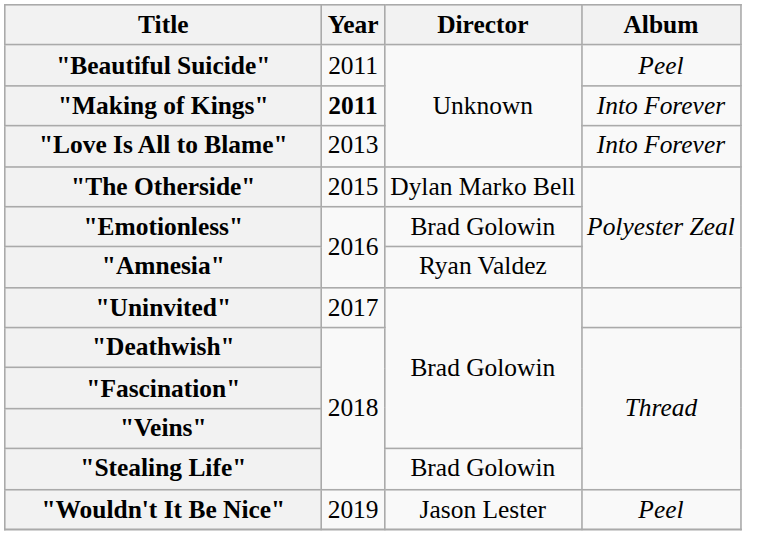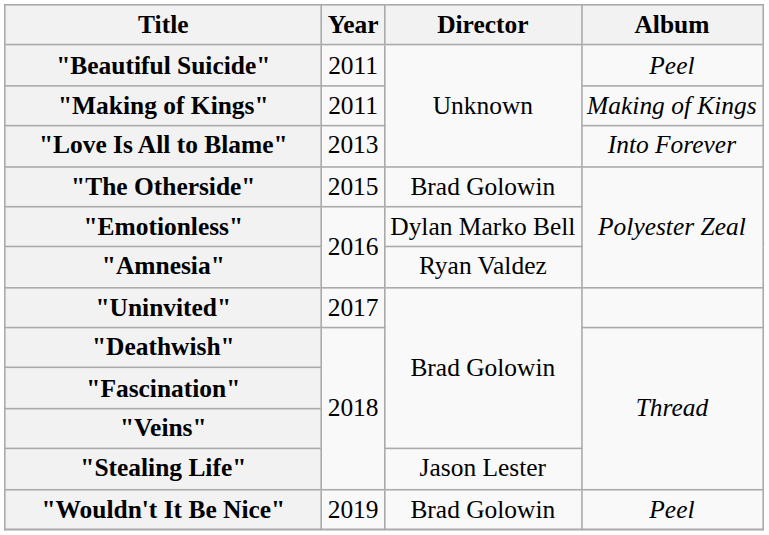(353, 105) bold -> (353, 105) normal
(661, 105) Into Forever -> (672, 105) Making of Kings
(483, 186) Dylan Marko Bell -> (483, 186) Brad Golowin
(483, 226) Brad Golowin -> (483, 226) Dylan Marko Bell
(483, 468) Brad Golowin -> (483, 468) Jason Lester
(483, 508) Jason Lester -> (483, 508) Brad Golowin
